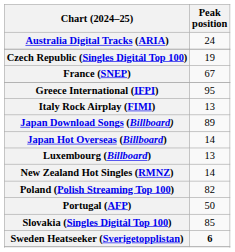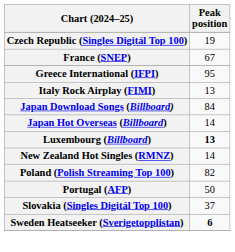- row: (97, 40)
(210, 123) 89 -> (210, 106) 84
(210, 156) normal -> (210, 139) bold
(210, 222) 85 -> (210, 205) 37
